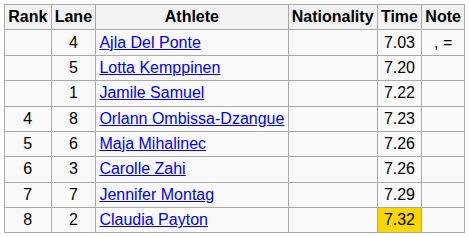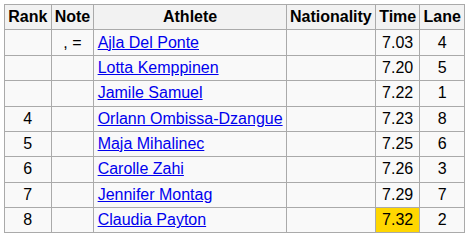columns swapped: (73, 17) <-> (443, 17)
(399, 144) 7.26 -> (398, 144) 7.25
